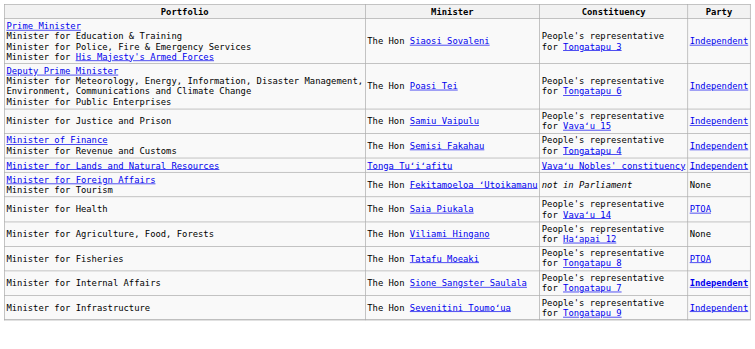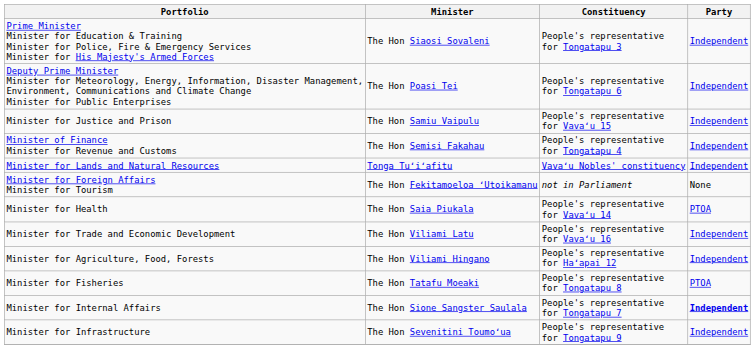+ row: (121, 234)
(700, 234) None -> (719, 259) Independent
